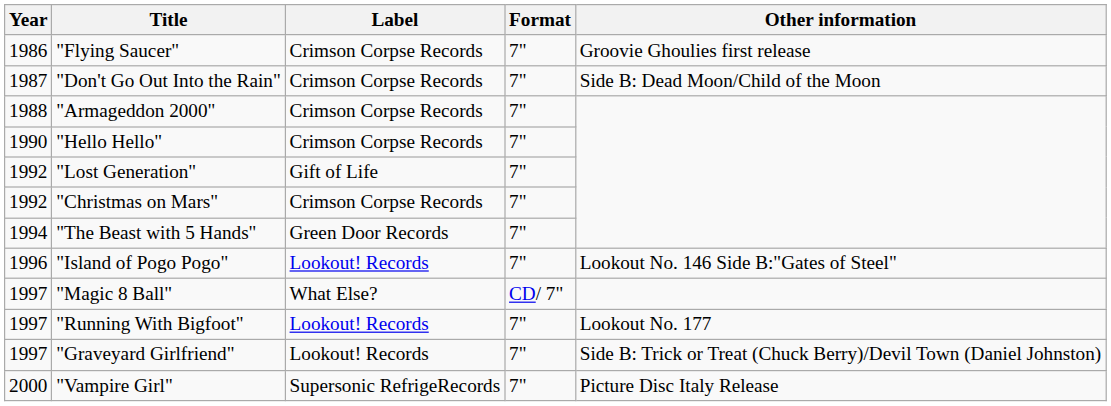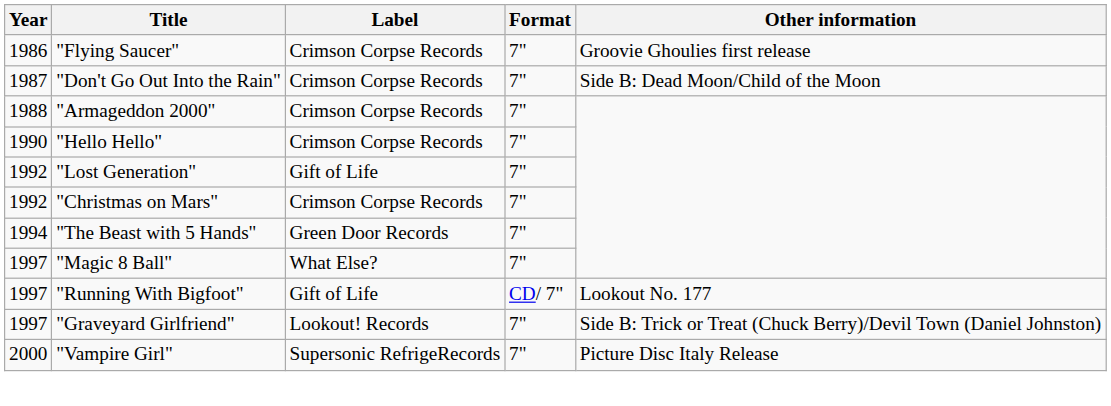- row: (142, 263)
(536, 293) CD/ 7" -> (518, 263) 7"
(359, 324) Lookout! Records -> (334, 293) Gift of Life
(518, 324) 7" -> (536, 293) CD/ 7"
